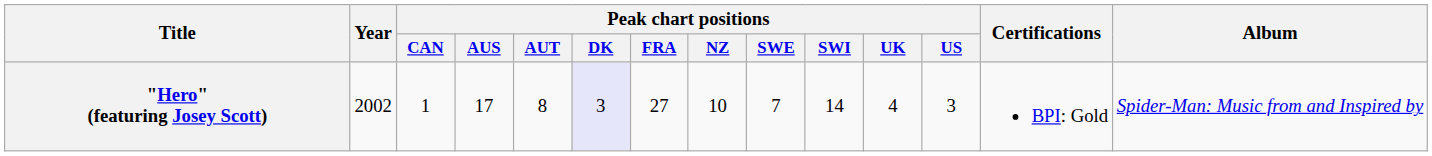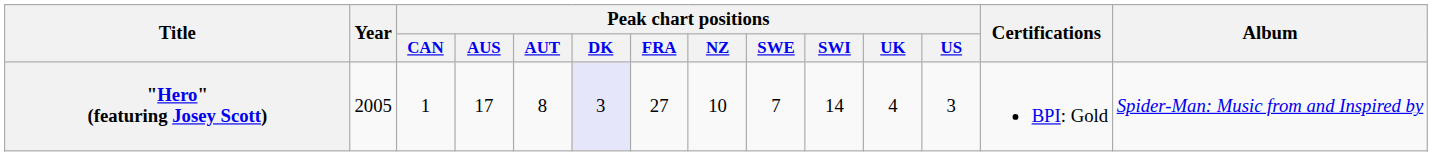(373, 106) 2002 -> (373, 106) 2005
